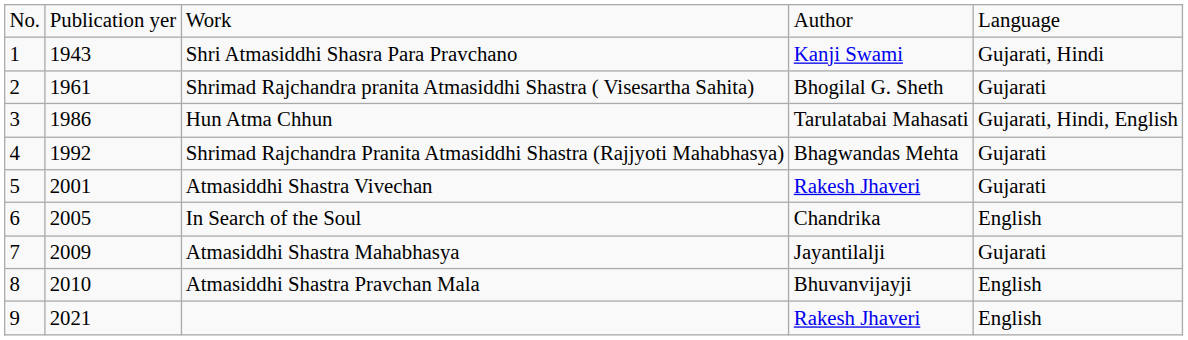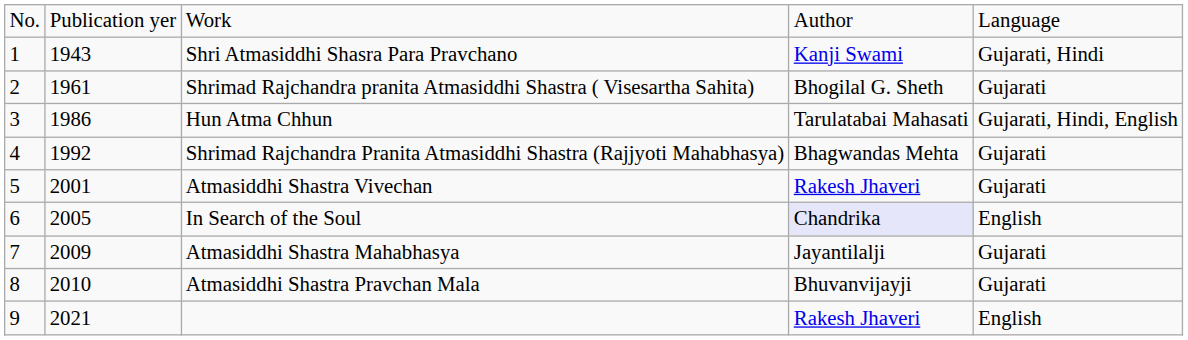(837, 218) no background -> (837, 218) lavender background
(1010, 284) English -> (1012, 284) Gujarati
